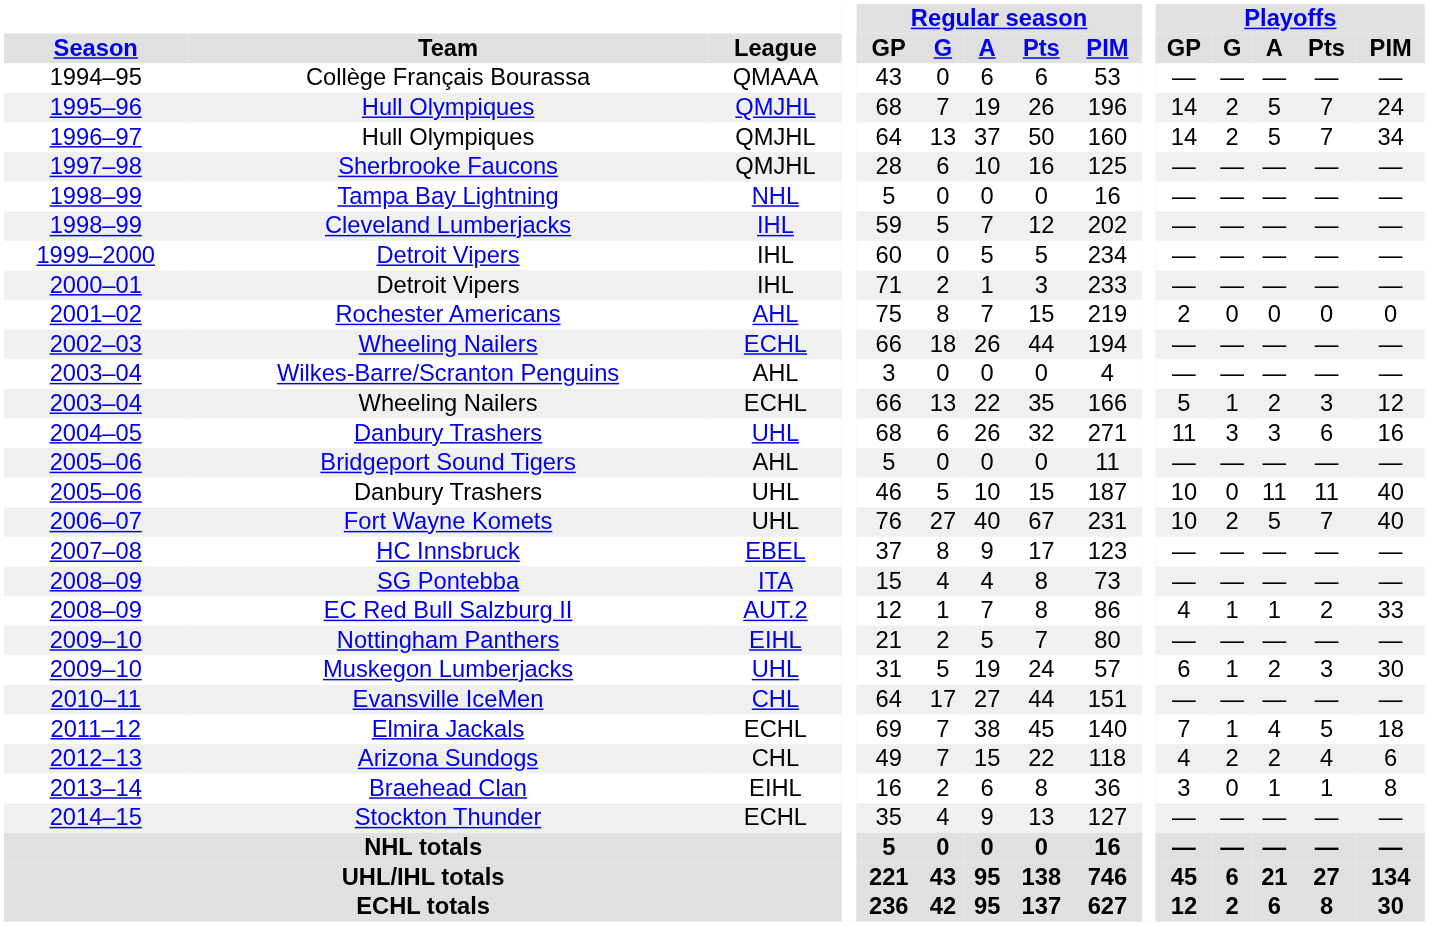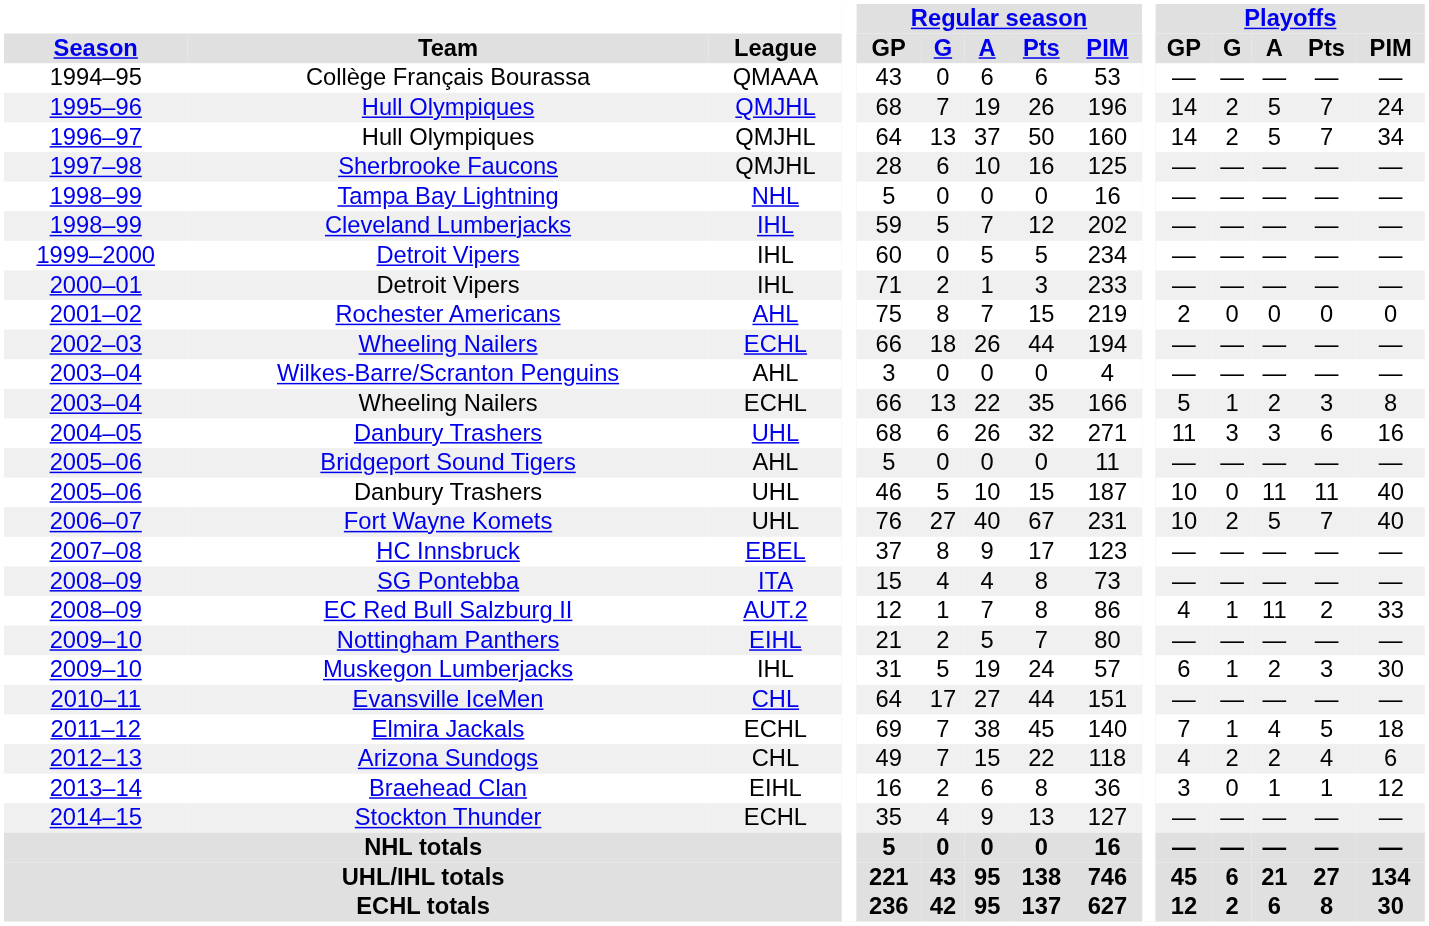(1391, 403) 12 -> (1391, 403) 8
(1274, 610) 1 -> (1274, 610) 11
(775, 669) UHL -> (775, 669) IHL
(1391, 788) 8 -> (1391, 788) 12
